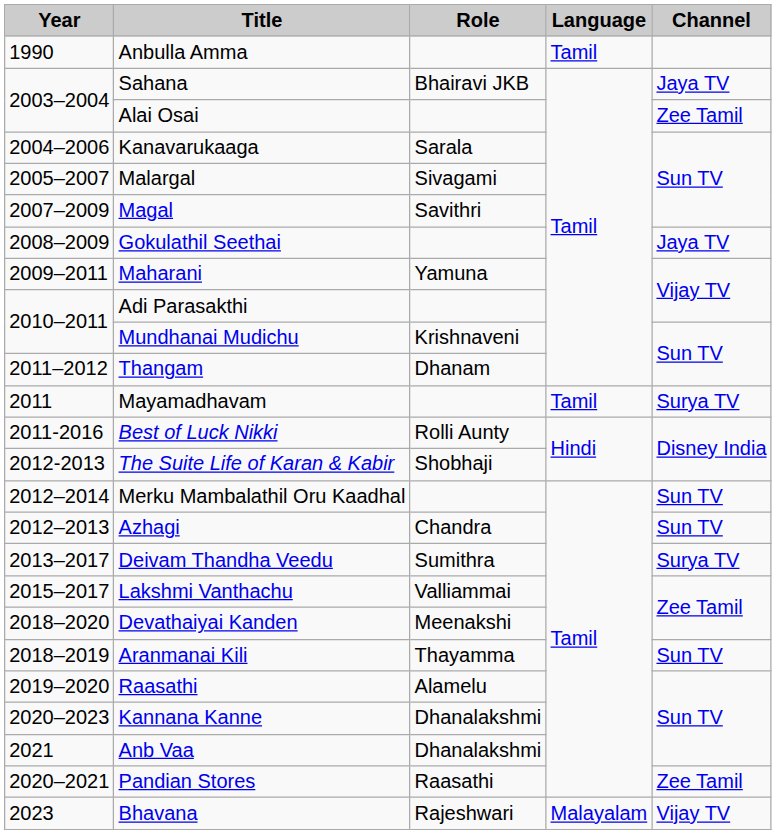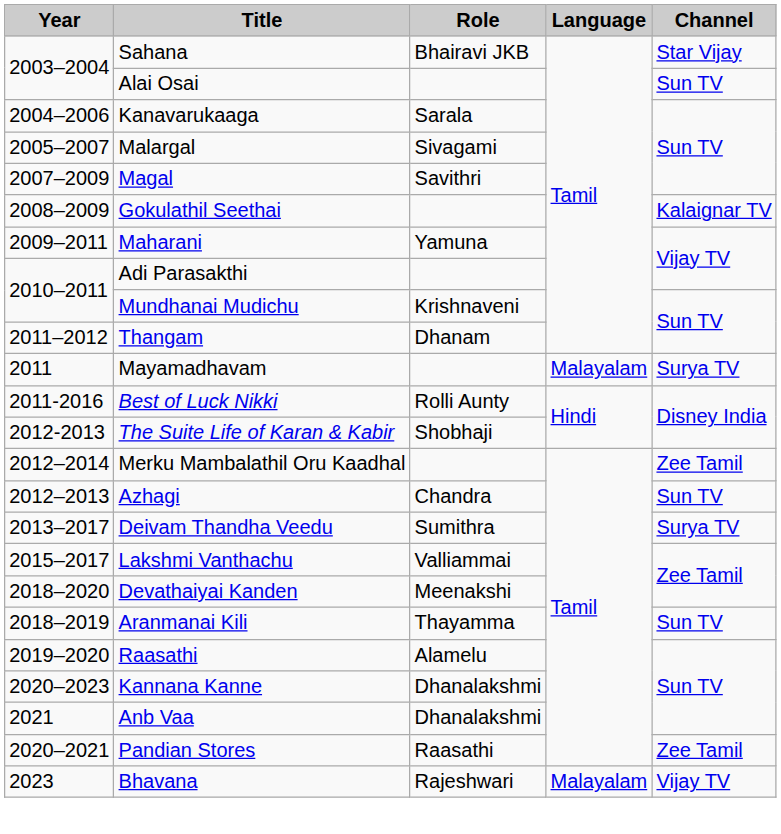- row: (183, 52)
(693, 83) Jaya TV -> (699, 52) Star Vijay
(700, 115) Zee Tamil -> (690, 83) Sun TV
(693, 242) Jaya TV -> (714, 210) Kalaignar TV
(574, 400) Tamil -> (599, 369) Malayalam
(690, 496) Sun TV -> (700, 464) Zee Tamil
